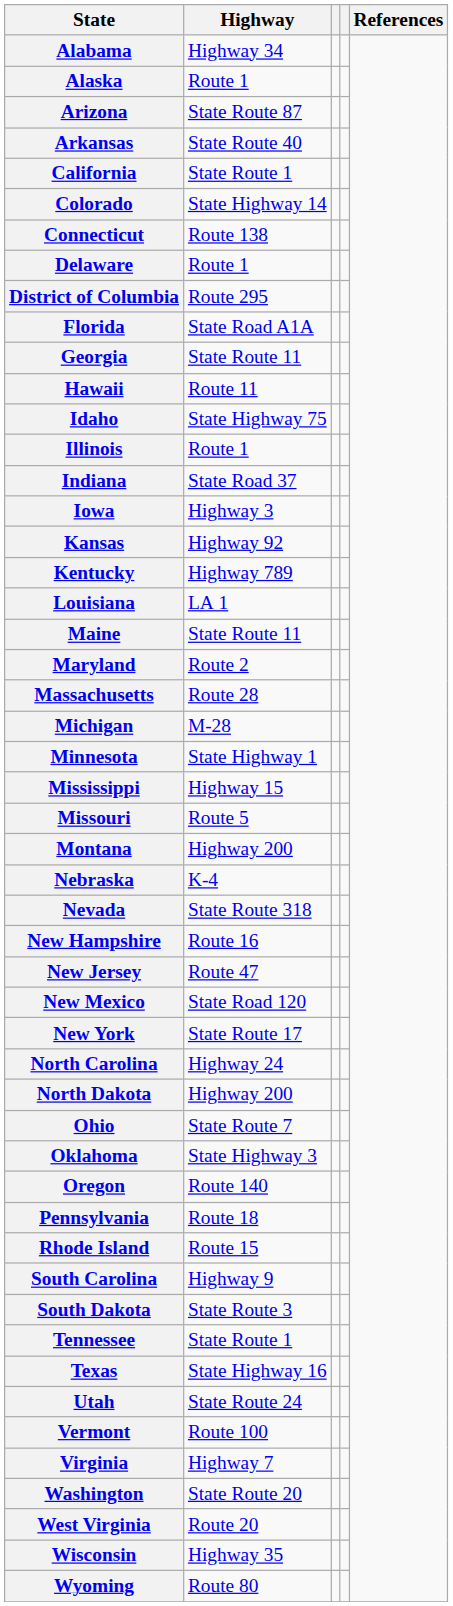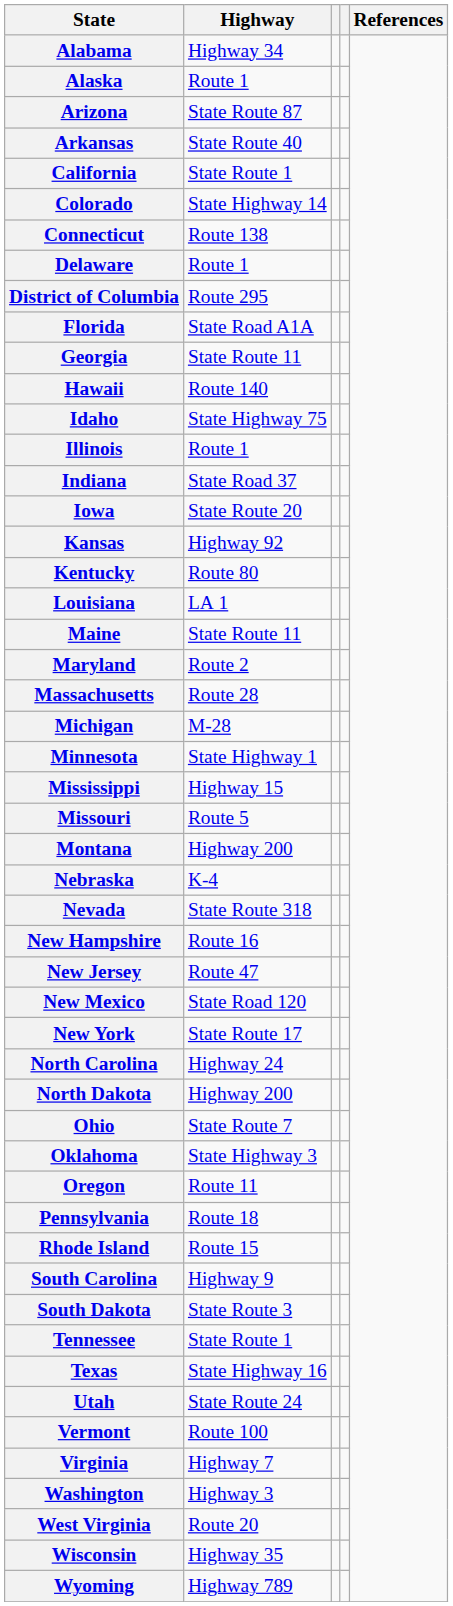(223, 388) Route 11 -> (228, 388) Route 140
(231, 511) Highway 3 -> (245, 511) State Route 20
(240, 572) Highway 789 -> (223, 572) Route 80
(228, 1186) Route 140 -> (223, 1186) Route 11
(245, 1493) State Route 20 -> (231, 1493) Highway 3
(223, 1585) Route 80 -> (240, 1585) Highway 789
